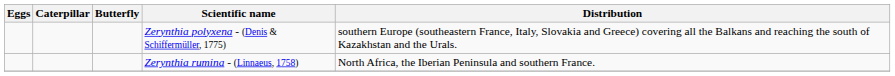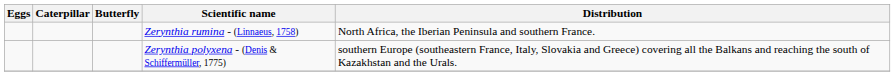rows swapped: (211, 37) <-> (221, 62)
